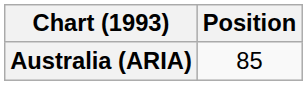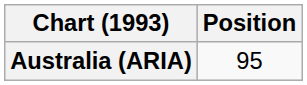(249, 60) 85 -> (249, 60) 95
